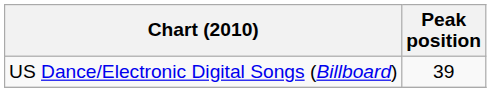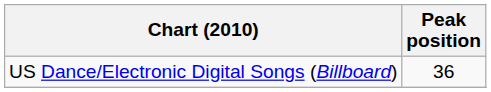(444, 71) 39 -> (444, 71) 36
